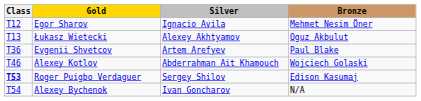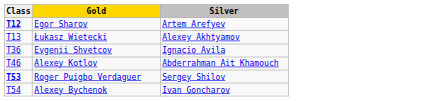- column: (352, 11)
(14, 24) normal -> (14, 24) bold
(194, 24) Ignacio Avila -> (194, 24) Artem Arefyev
(194, 50) Artem Arefyev -> (194, 50) Ignacio Avila
